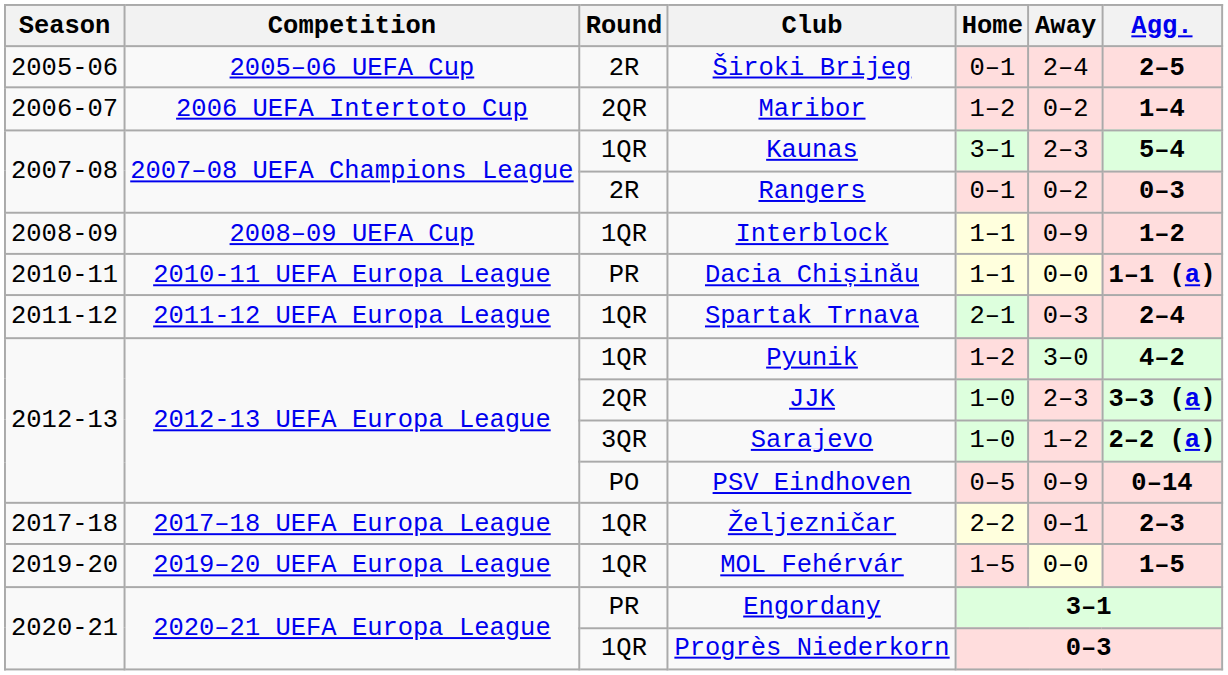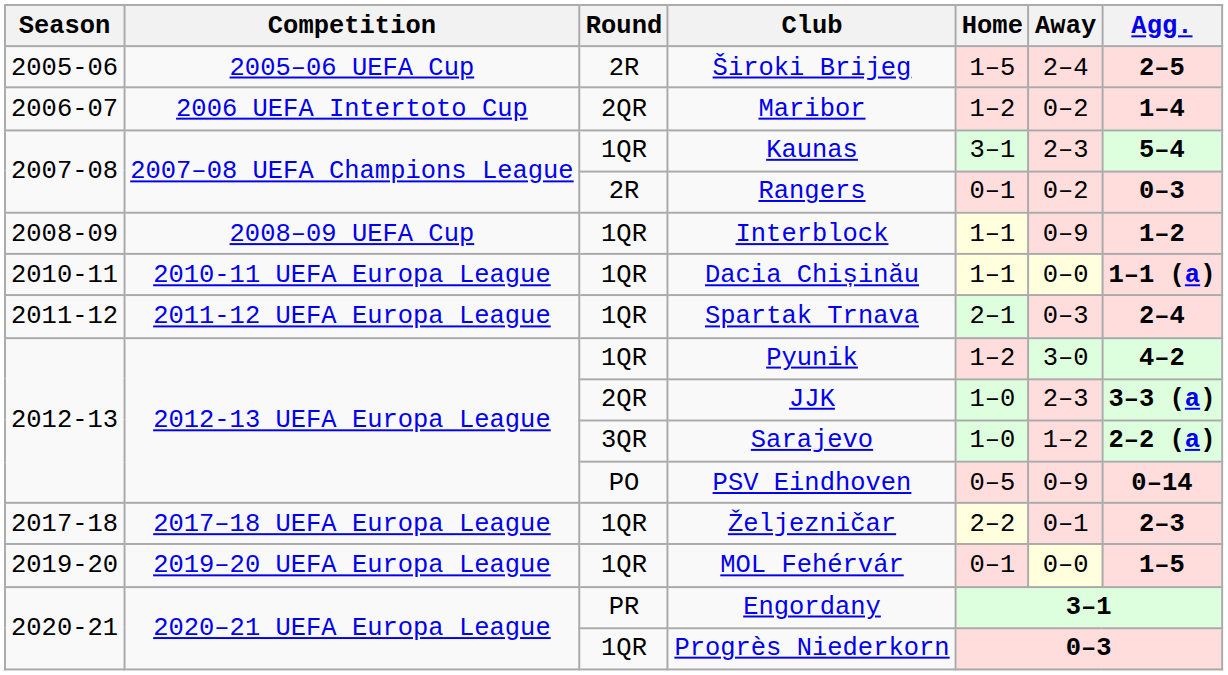(992, 67) 0–1 -> (992, 67) 1–5
(624, 275) PR -> (624, 275) 1QR
(992, 566) 1–5 -> (992, 566) 0–1
